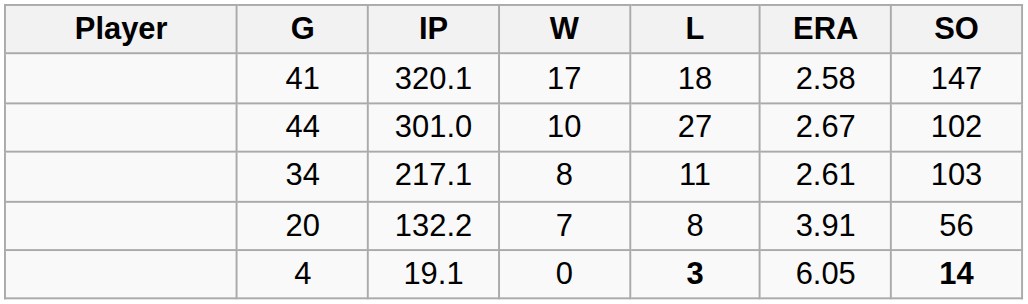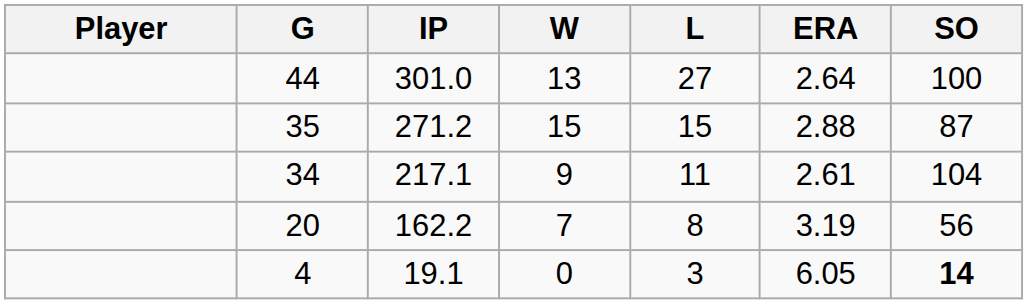- row: (303, 77)
(564, 126) 10 -> (564, 77) 13
(826, 126) 2.67 -> (826, 77) 2.64
(956, 126) 102 -> (956, 77) 100
+ row: (303, 126)
(564, 175) 8 -> (564, 175) 9
(956, 175) 103 -> (956, 175) 104
(434, 224) 132.2 -> (434, 224) 162.2
(826, 224) 3.91 -> (826, 224) 3.19
(695, 273) bold -> (695, 273) normal
